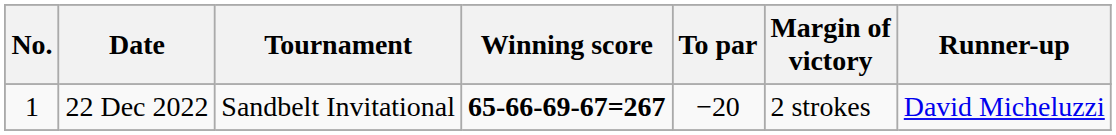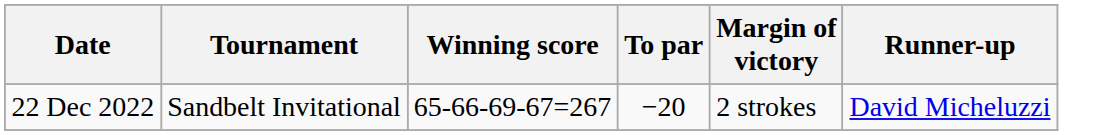- column: (32, 44)
(567, 106) bold -> (513, 106) normal
